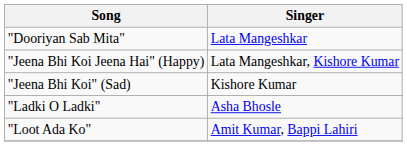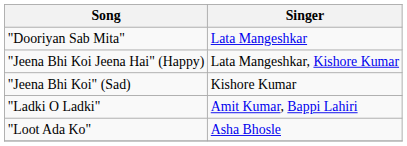(246, 107) Asha Bhosle -> (284, 107) Amit Kumar, Bappi Lahiri
(284, 130) Amit Kumar, Bappi Lahiri -> (246, 130) Asha Bhosle
